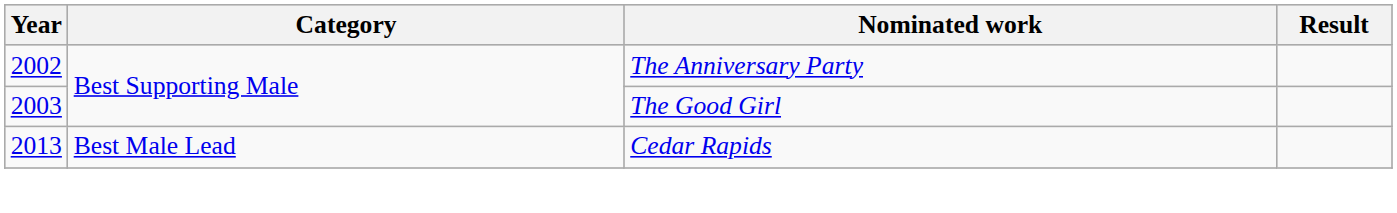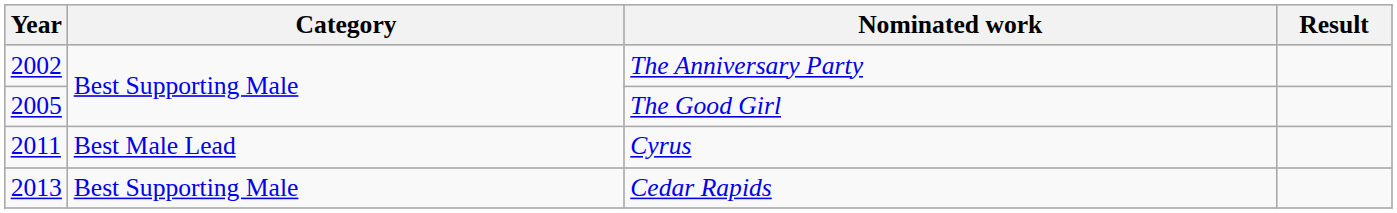(36, 106) 2003 -> (36, 106) 2005
+ row: (661, 146)
(155, 146) Best Male Lead -> (186, 187) Best Supporting Male
